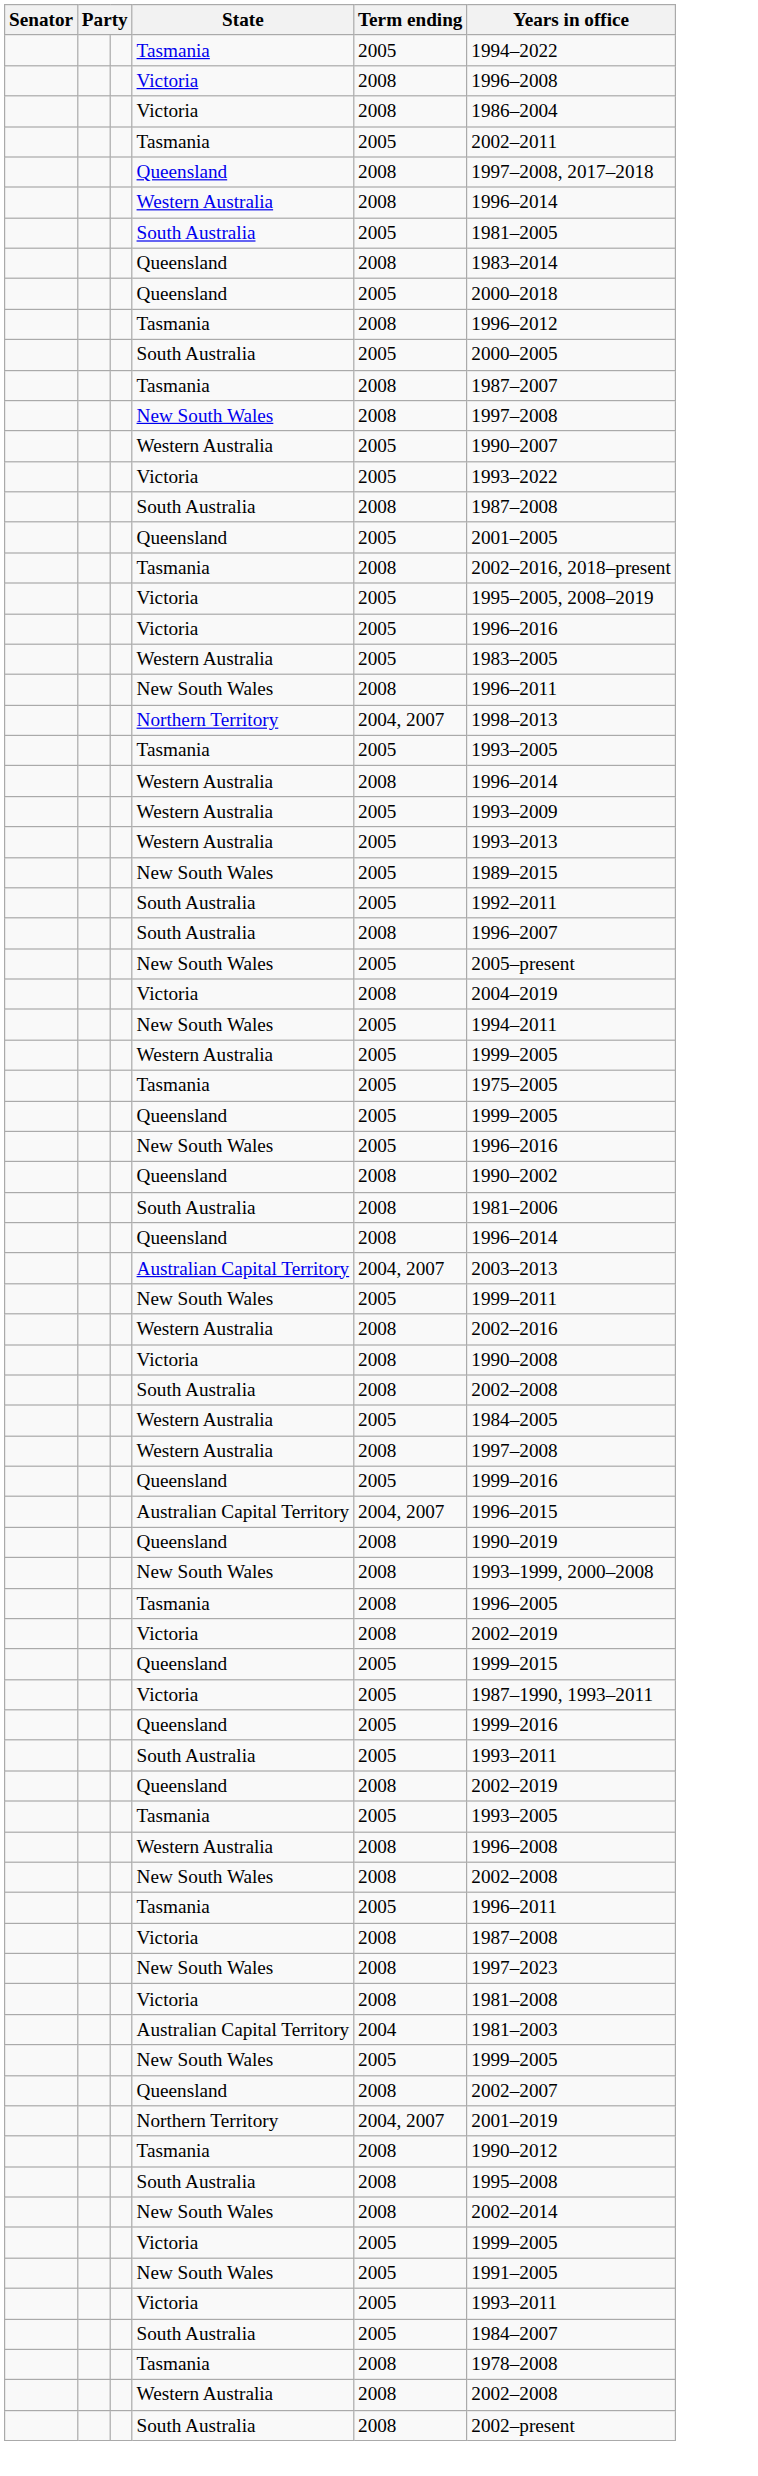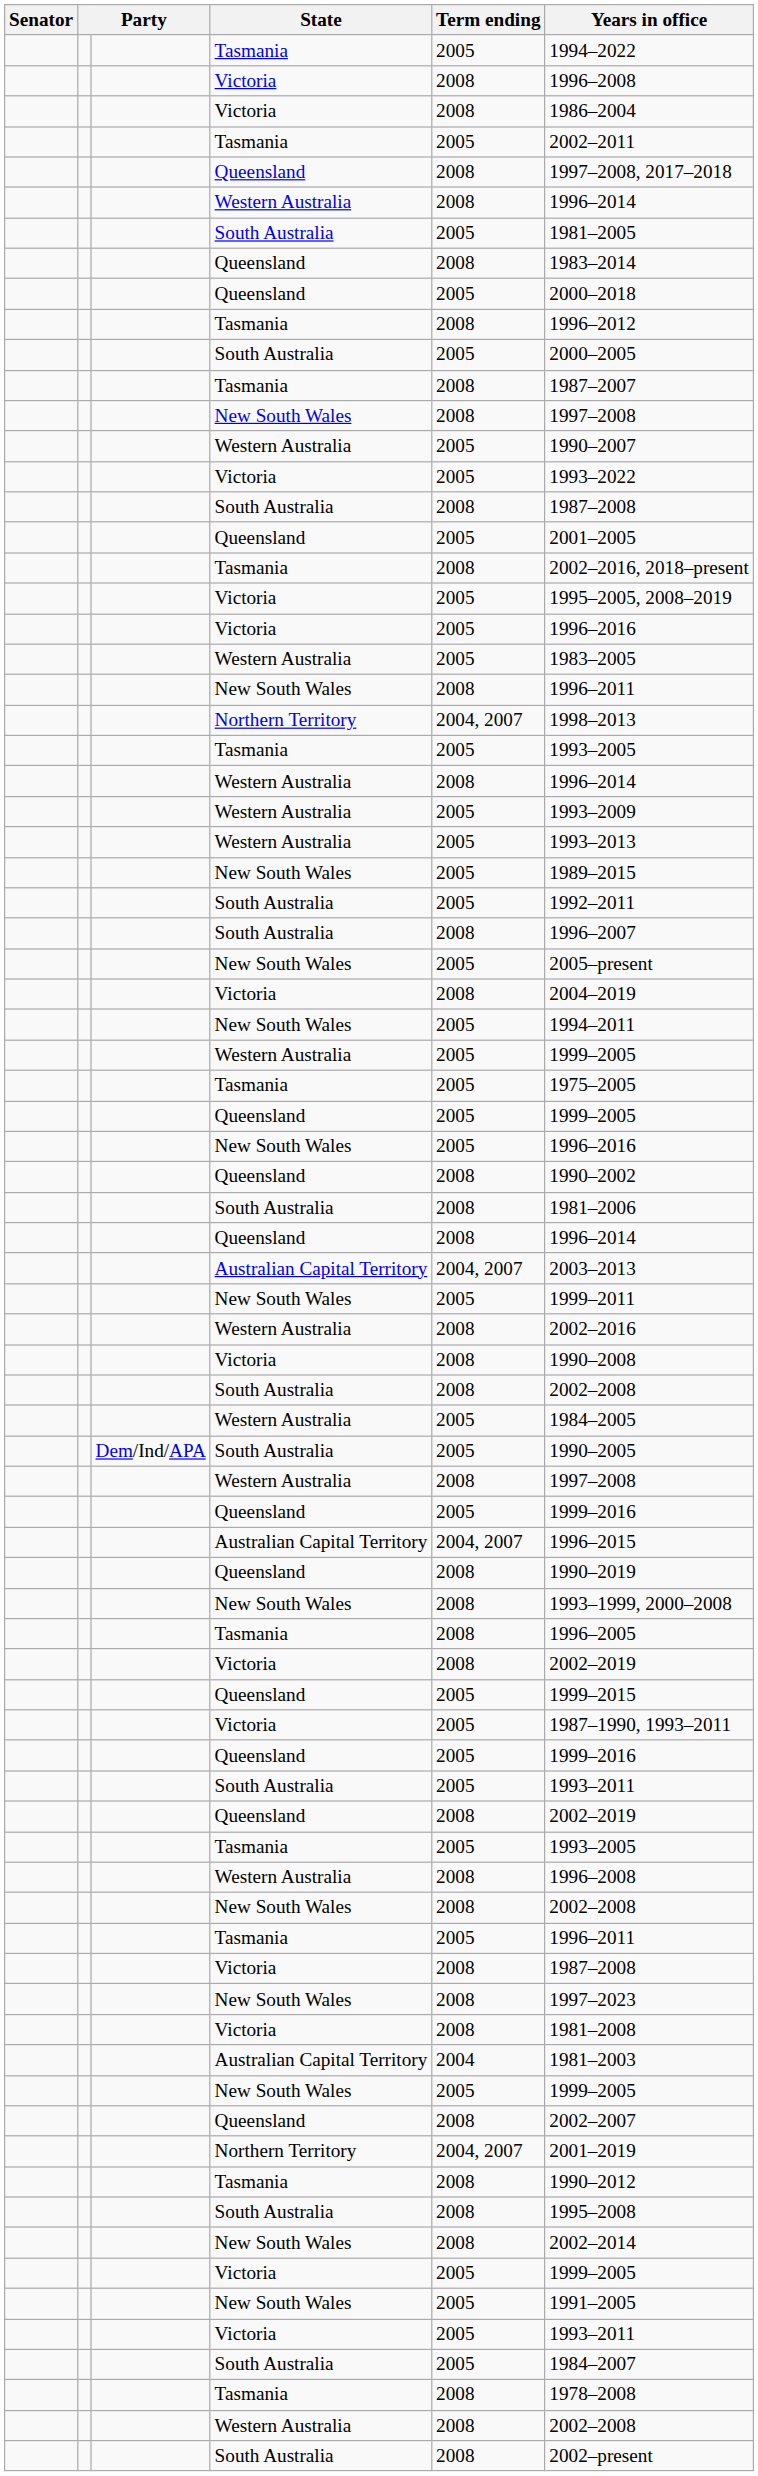+ row: (151, 1450)
